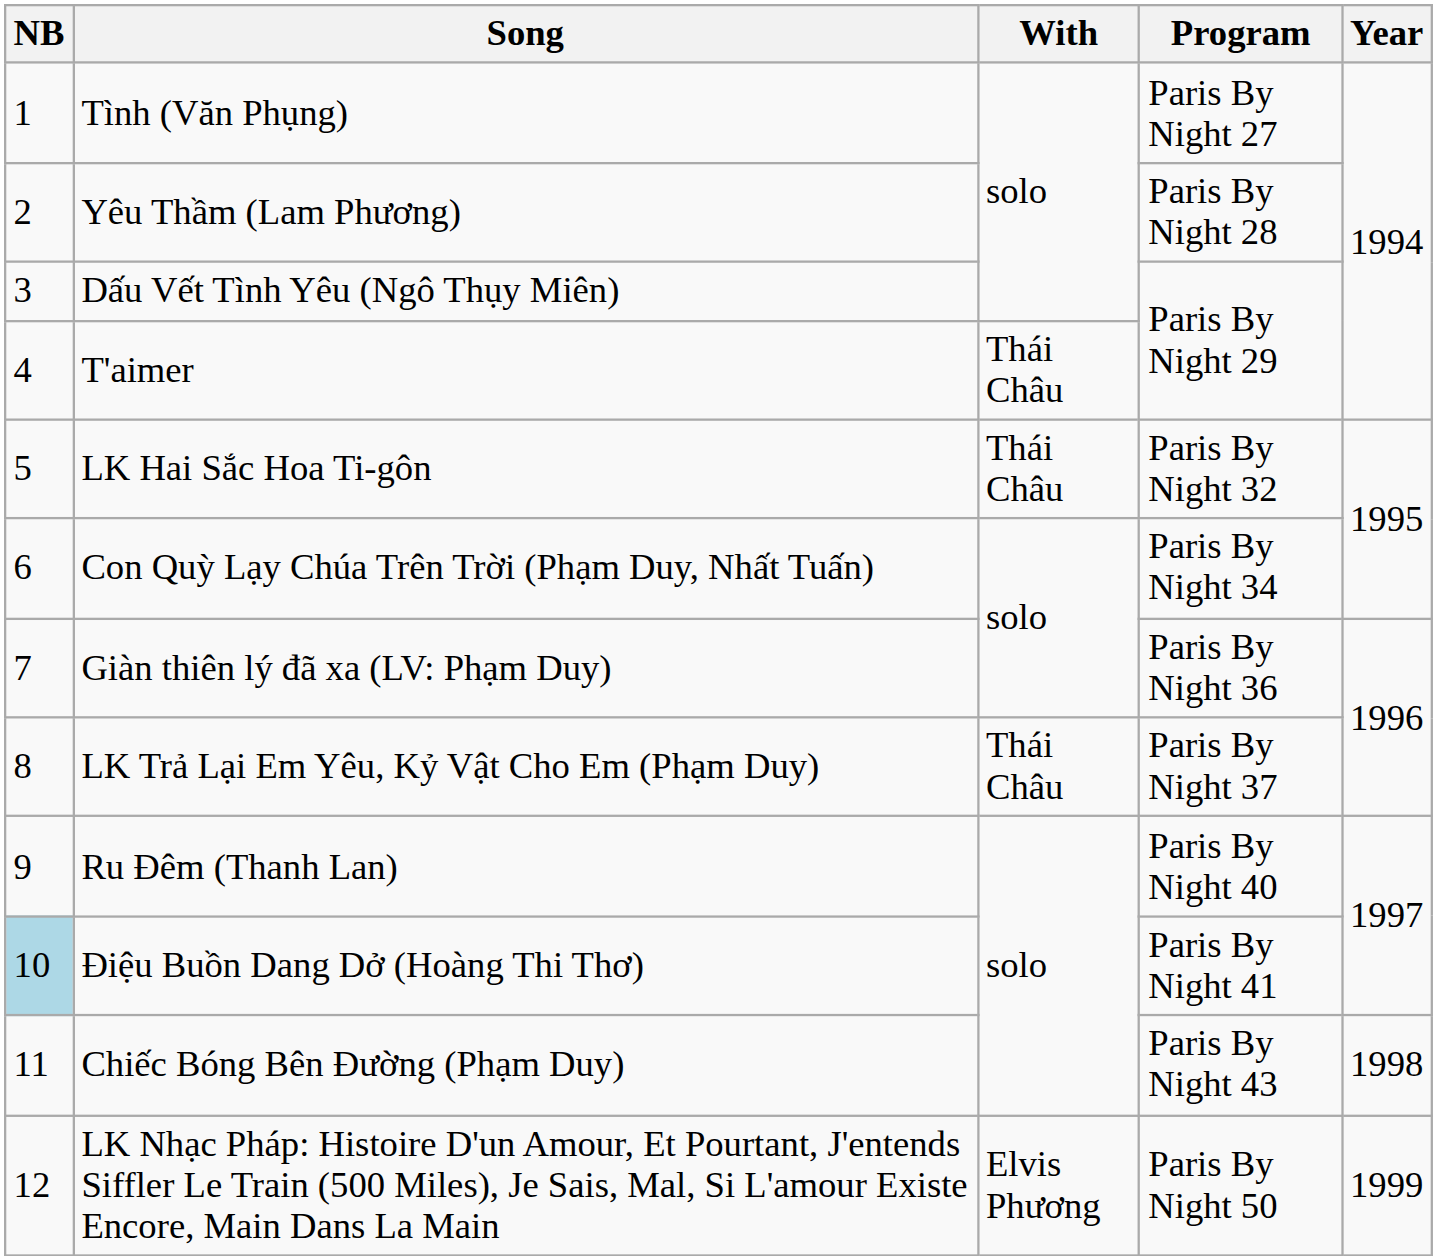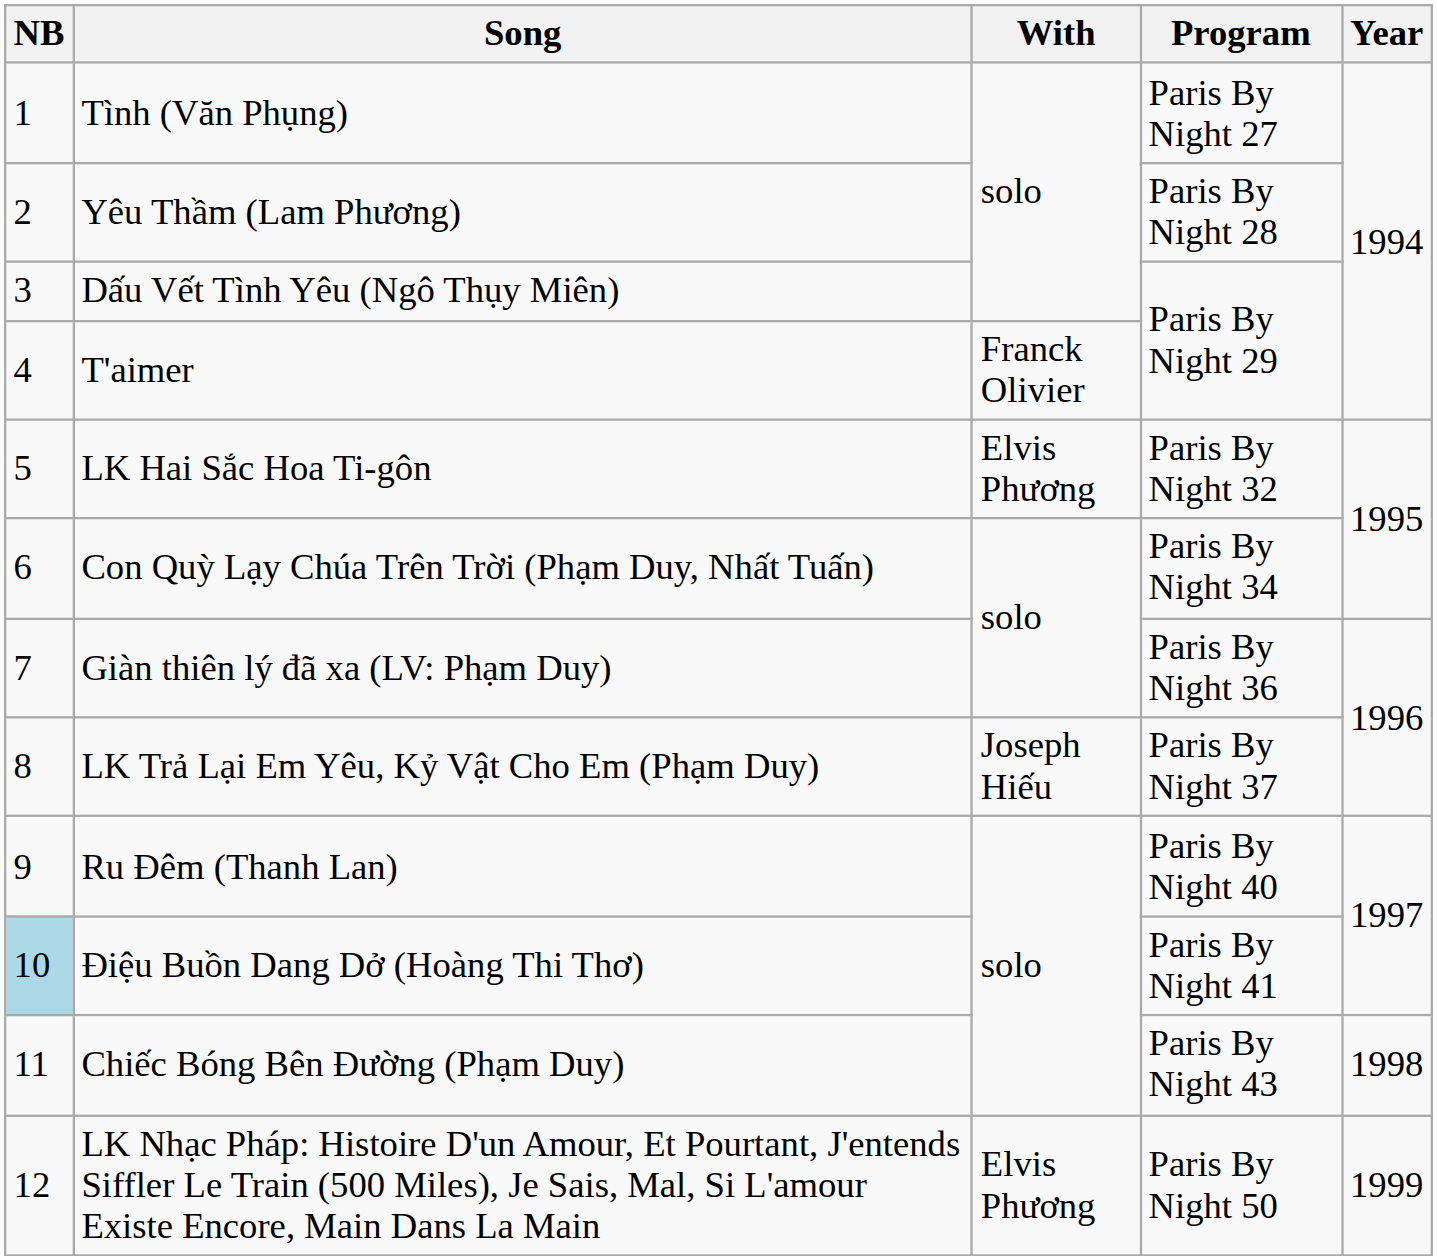(1025, 369) Thái Châu -> (1033, 369) Franck Olivier
(1025, 468) Thái Châu -> (1038, 468) Elvis Phương
(1025, 766) Thái Châu -> (1031, 766) Joseph Hiếu
